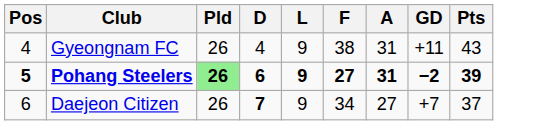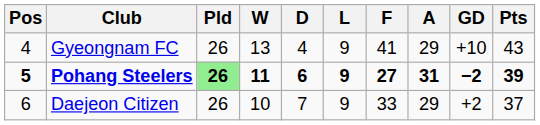+ column: (260, 18)
(345, 47) 38 -> (387, 47) 41
(387, 47) 31 -> (429, 47) 29
(429, 47) +11 -> (471, 47) +10
(260, 104) bold -> (302, 104) normal
(345, 104) 34 -> (387, 104) 33
(387, 104) 27 -> (429, 104) 29
(429, 104) +7 -> (471, 104) +2
